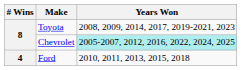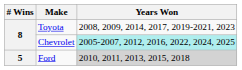(20, 58) 4 -> (20, 58) 5
(134, 58) no background -> (134, 58) lightgrey background
